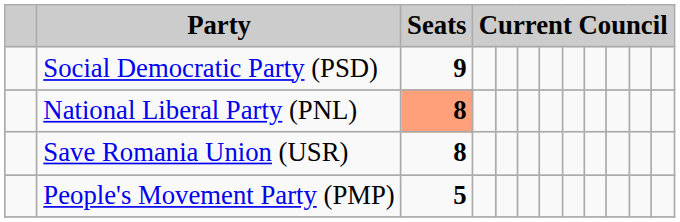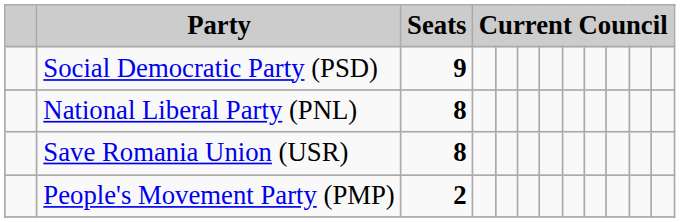(460, 110) lightsalmon background -> (460, 110) no background
(460, 195) 5 -> (460, 195) 2
